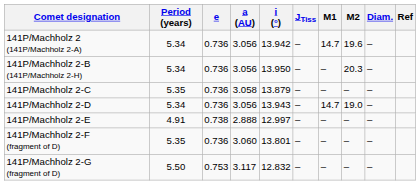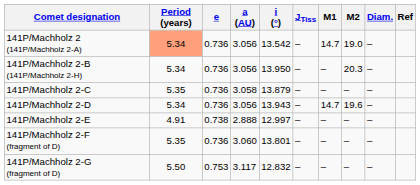(176, 43) no background -> (176, 43) lightsalmon background
(276, 43) 13.942 -> (276, 43) 13.542
(353, 43) 19.6 -> (353, 43) 19.0
(353, 105) 19.0 -> (353, 105) 19.6
